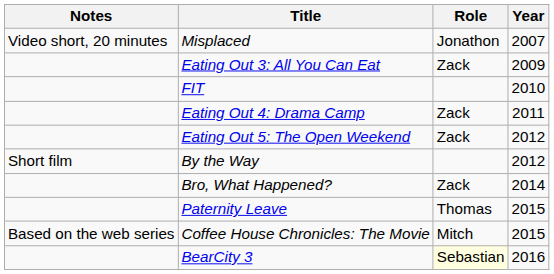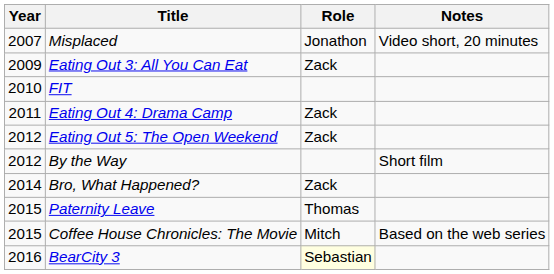columns swapped: (528, 16) <-> (91, 16)
